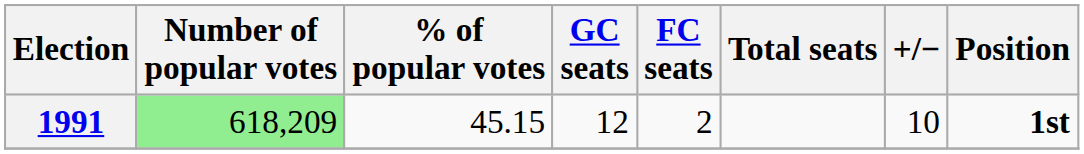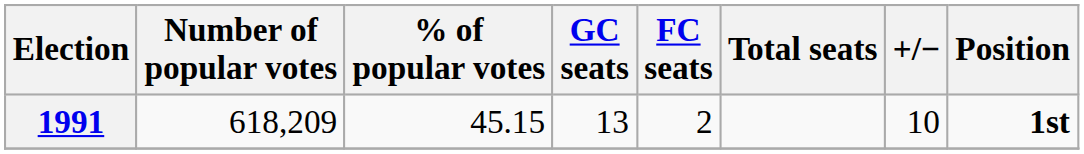(283, 121) lightgreen background -> (283, 121) no background
(612, 121) 12 -> (612, 121) 13
